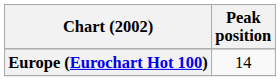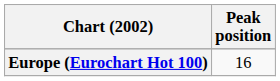(243, 62) 14 -> (243, 62) 16
